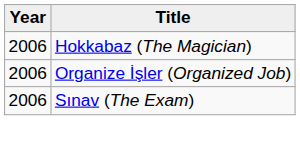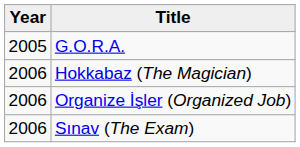+ row: (90, 45)
